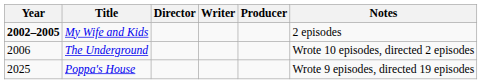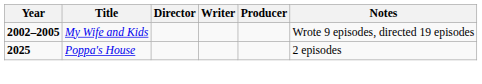(317, 32) 2 episodes -> (383, 32) Wrote 9 episodes, directed 19 episodes
- row: (107, 50)
(19, 69) normal -> (19, 50) bold
(383, 69) Wrote 9 episodes, directed 19 episodes -> (317, 50) 2 episodes
